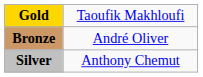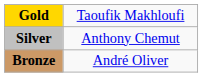rows swapped: (34, 60) <-> (34, 38)
